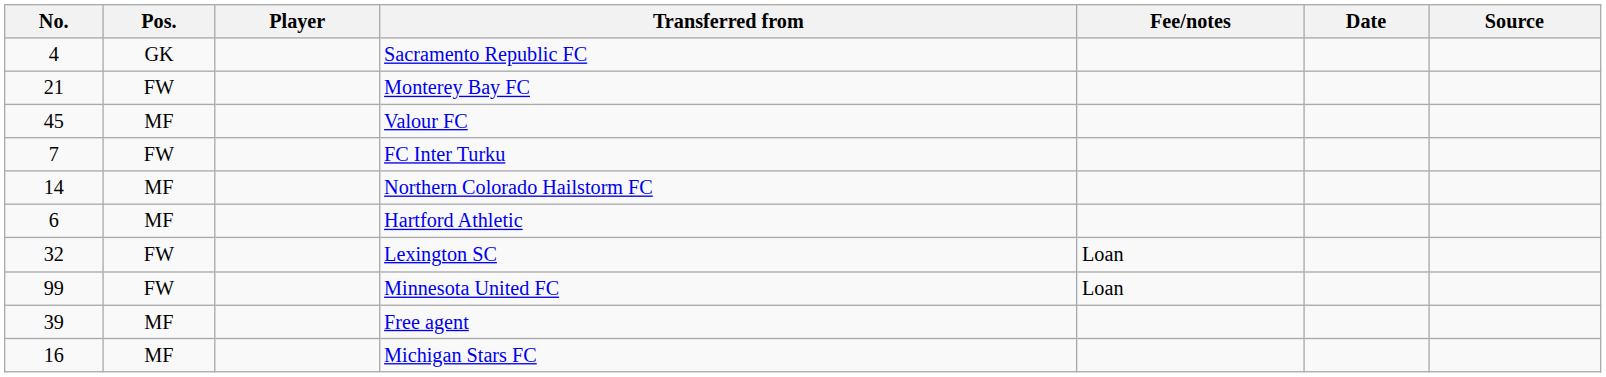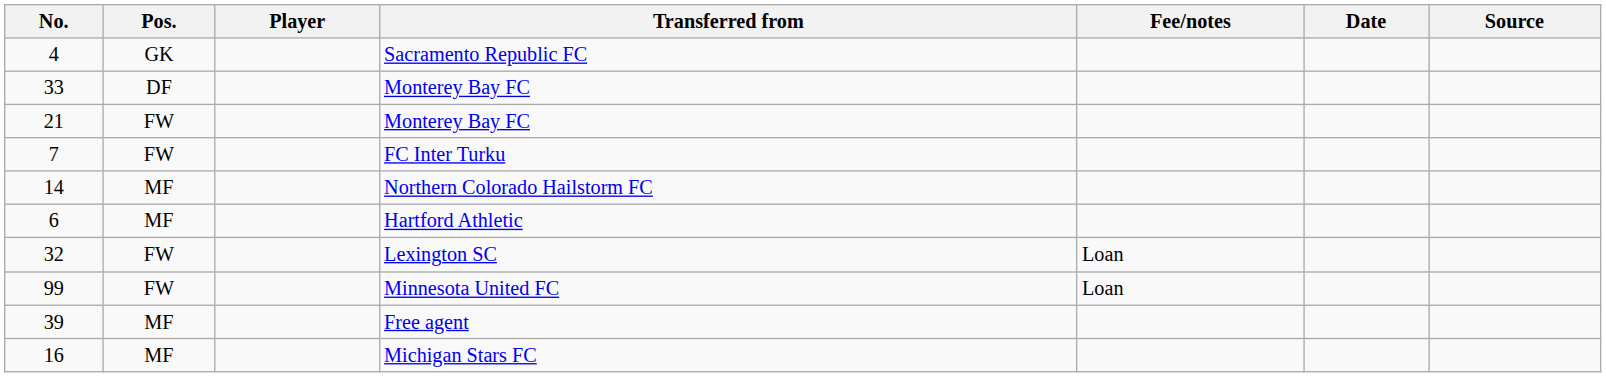+ row: (54, 88)
- row: (54, 121)
